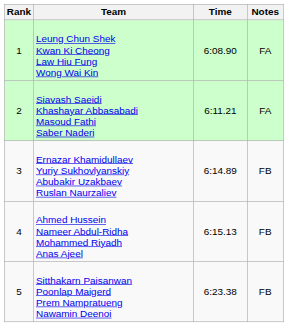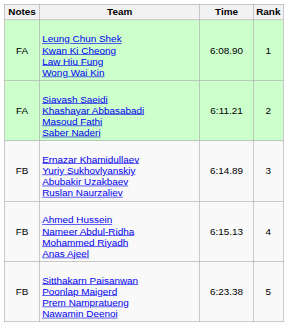columns swapped: (19, 12) <-> (265, 12)
